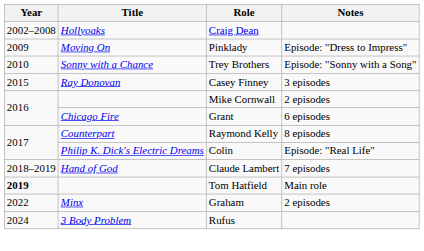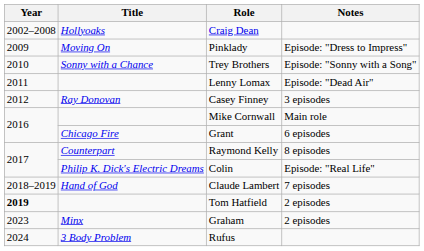+ row: (240, 82)
(18, 82) 2015 -> (18, 99) 2012
(307, 99) 2 episodes -> (306, 116) Main role
(306, 185) Main role -> (307, 202) 2 episodes
(18, 202) 2022 -> (18, 220) 2023
